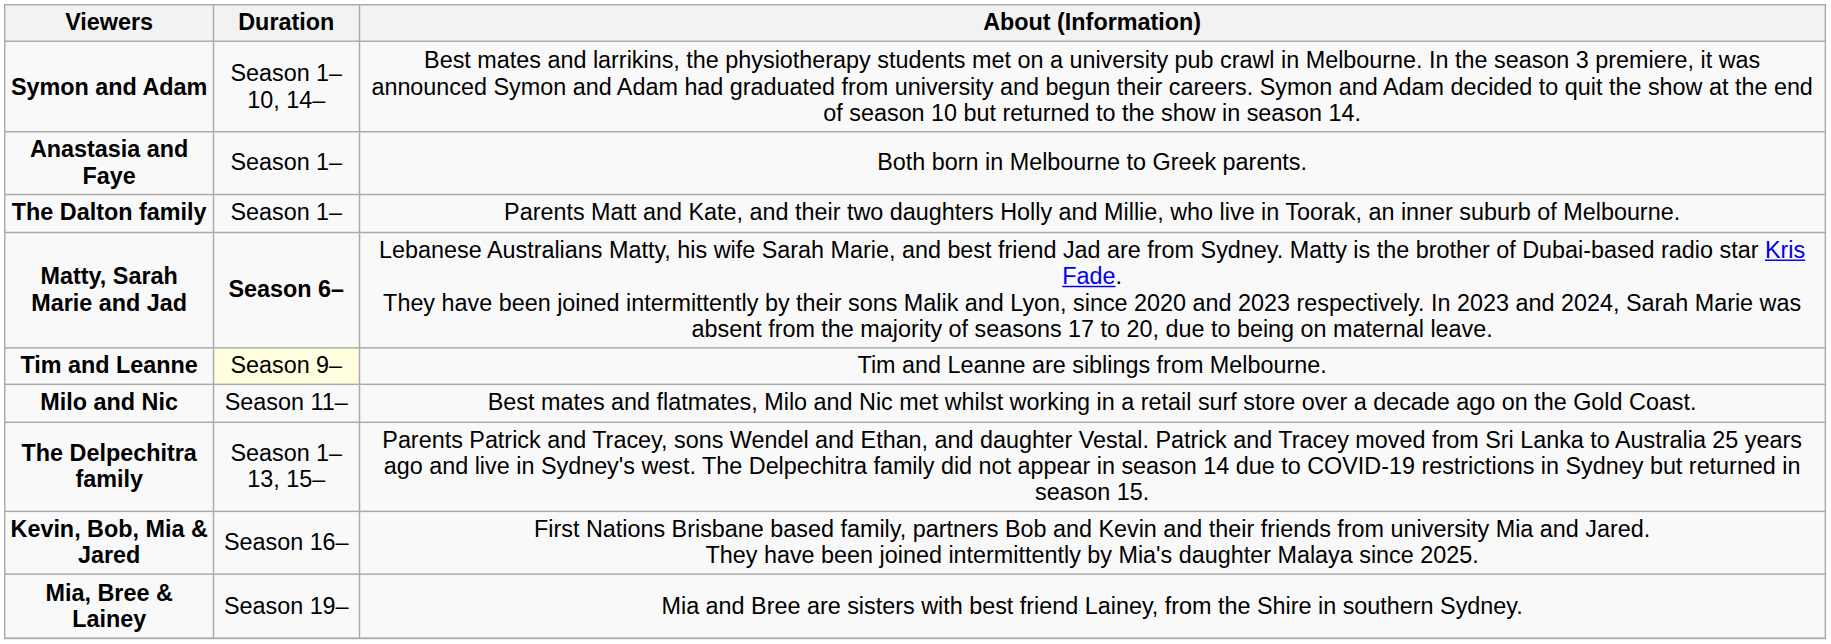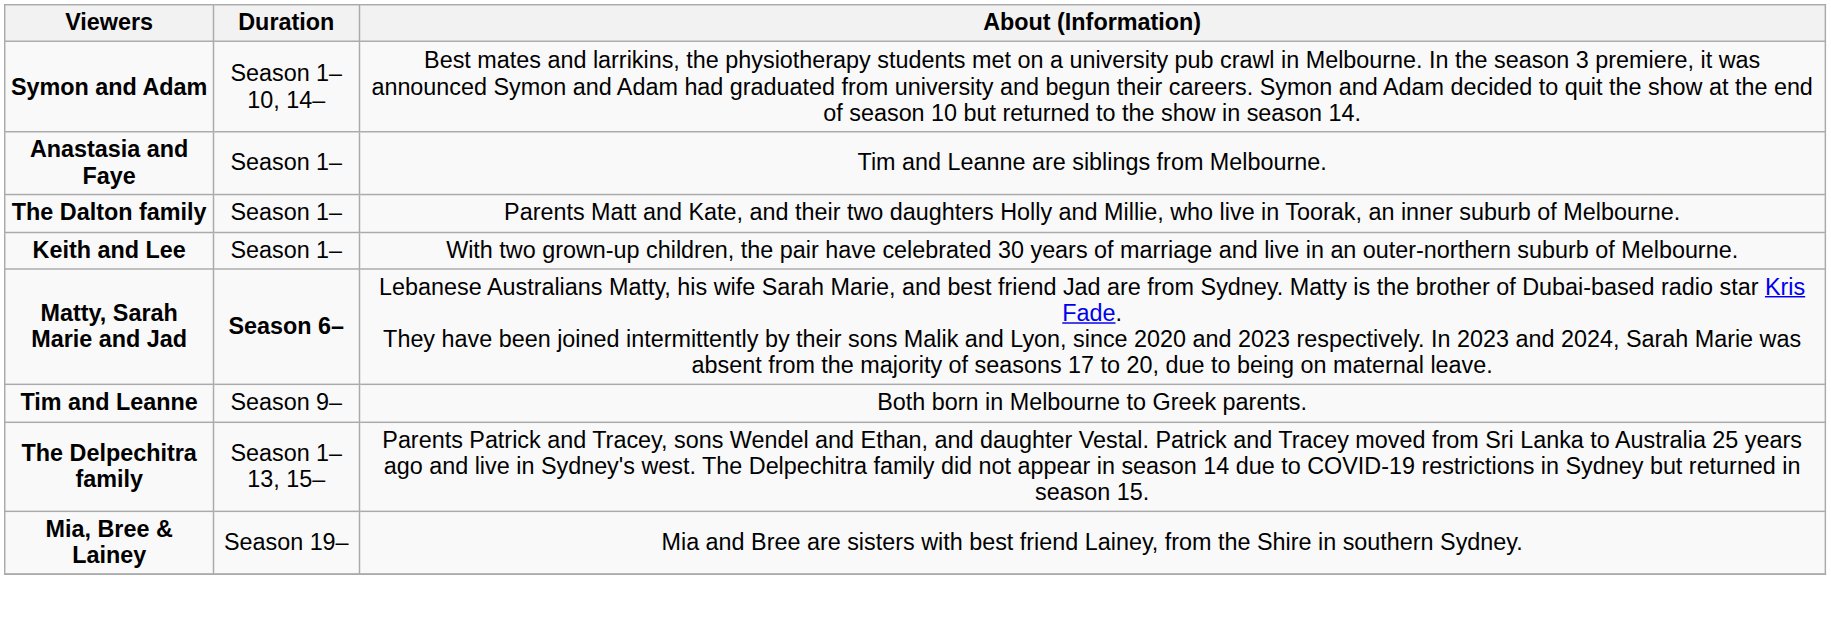(1092, 162) Both born in Melbourne to Greek parents. -> (1092, 162) Tim and Leanne are siblings from Melbourne.
+ row: (109, 250)
(286, 365) lightyellow background -> (286, 402) no background
(1092, 365) Tim and Leanne are siblings from Melbourne. -> (1092, 402) Both born in Melbourne to Greek parents.
- row: (109, 402)
- row: (109, 542)
